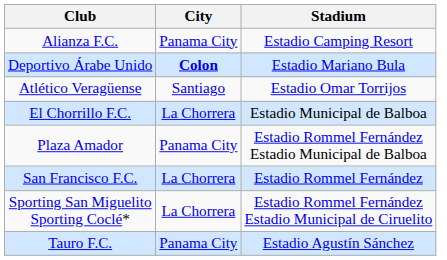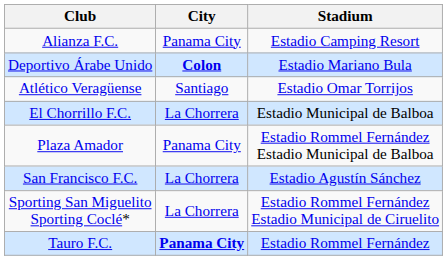(338, 178) Estadio Rommel Fernández -> (345, 178) Estadio Agustín Sánchez
(198, 243) normal -> (202, 243) bold
(338, 243) Estadio Agustín Sánchez -> (345, 243) Estadio Rommel Fernández
